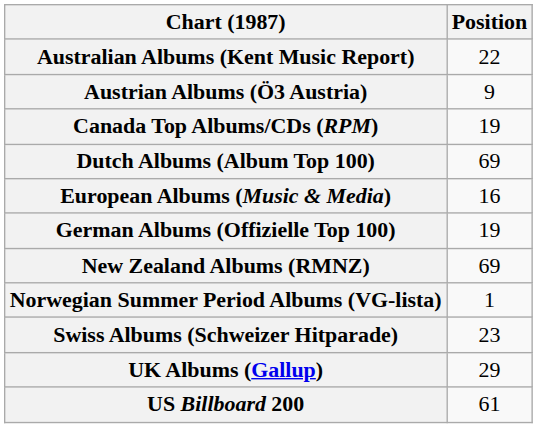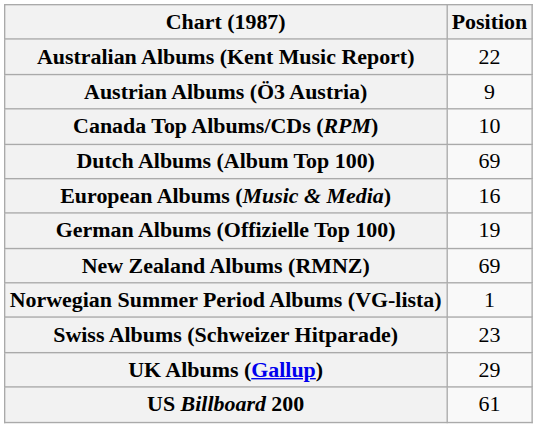(489, 126) 19 -> (489, 126) 10
